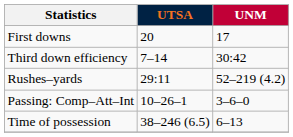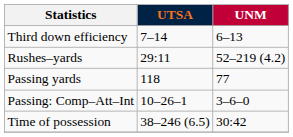- row: (39, 36)
(231, 57) 30:42 -> (229, 36) 6–13
+ row: (44, 79)
(229, 121) 6–13 -> (231, 121) 30:42
